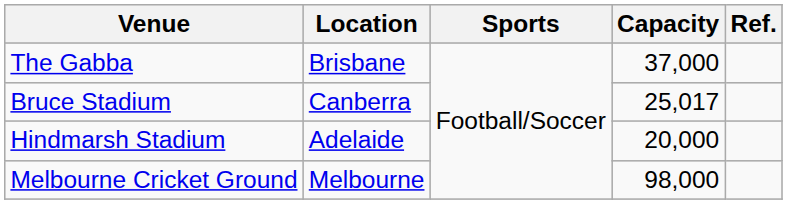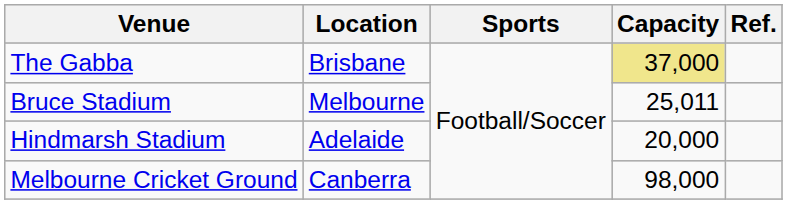(682, 62) no background -> (682, 62) khaki background
(360, 101) Canberra -> (367, 101) Melbourne
(682, 101) 25,017 -> (683, 101) 25,011
(367, 179) Melbourne -> (360, 179) Canberra
